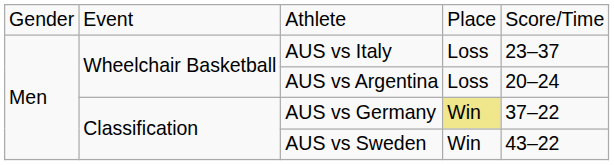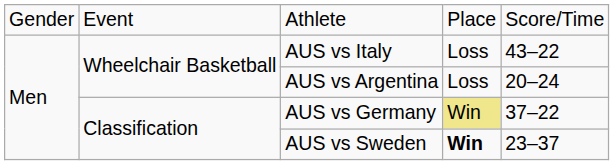(532, 50) 23–37 -> (532, 50) 43–22
(464, 143) normal -> (465, 143) bold
(532, 143) 43–22 -> (532, 143) 23–37
